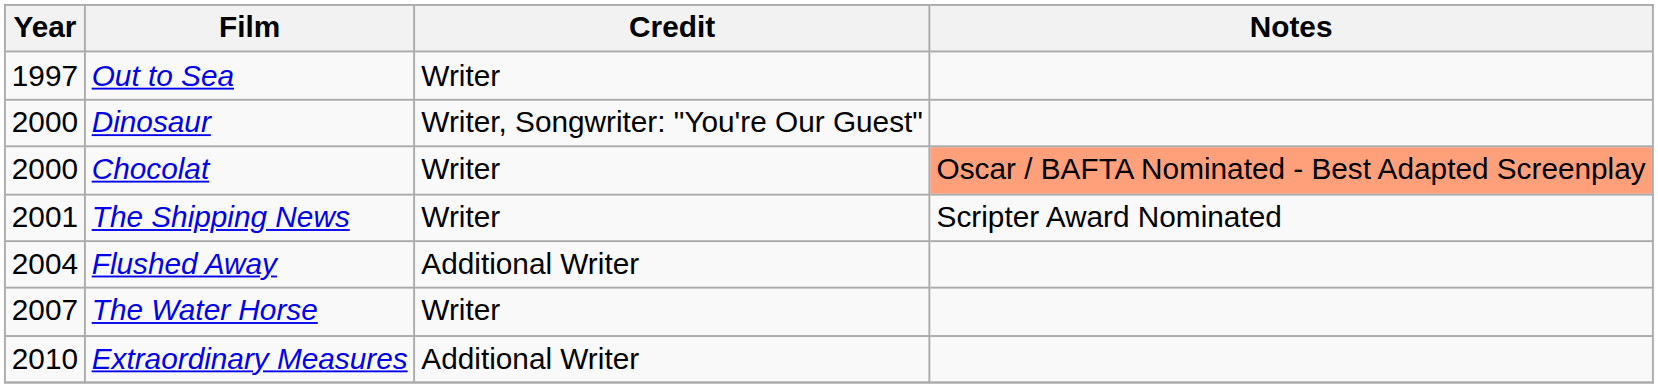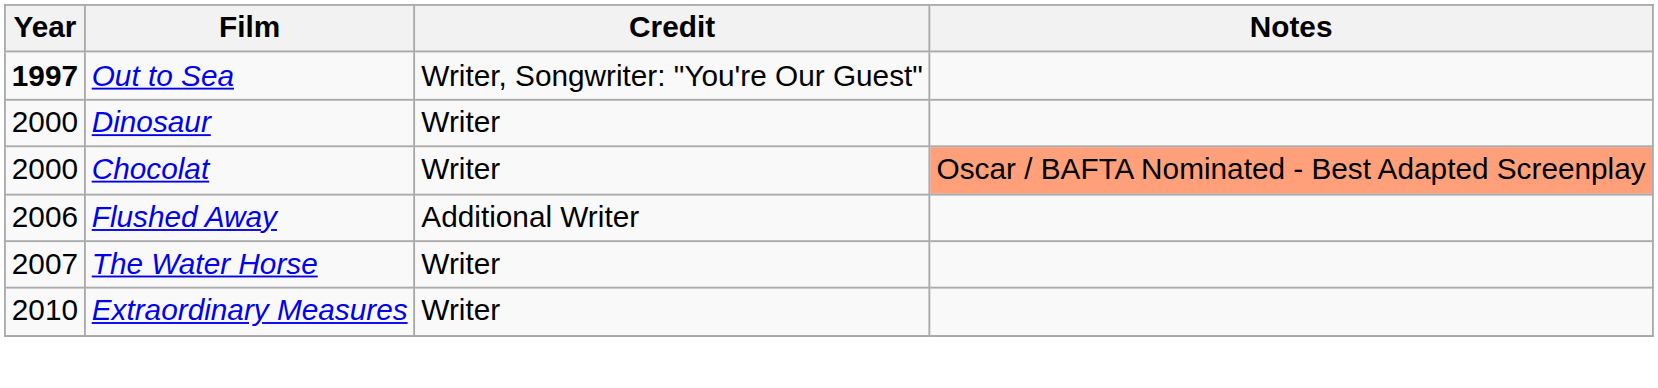(45, 75) normal -> (45, 75) bold
(461, 75) Writer -> (672, 75) Writer, Songwriter: "You're Our Guest"
(672, 122) Writer, Songwriter: "You're Our Guest" -> (461, 122) Writer
- row: (221, 216)
(45, 264) 2004 -> (45, 216) 2006
(530, 358) Additional Writer -> (461, 311) Writer
